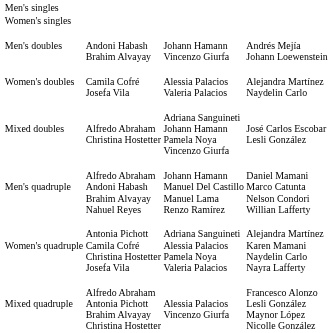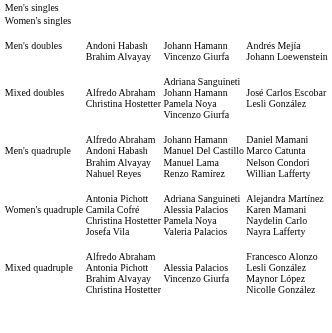- row: (40, 82)
